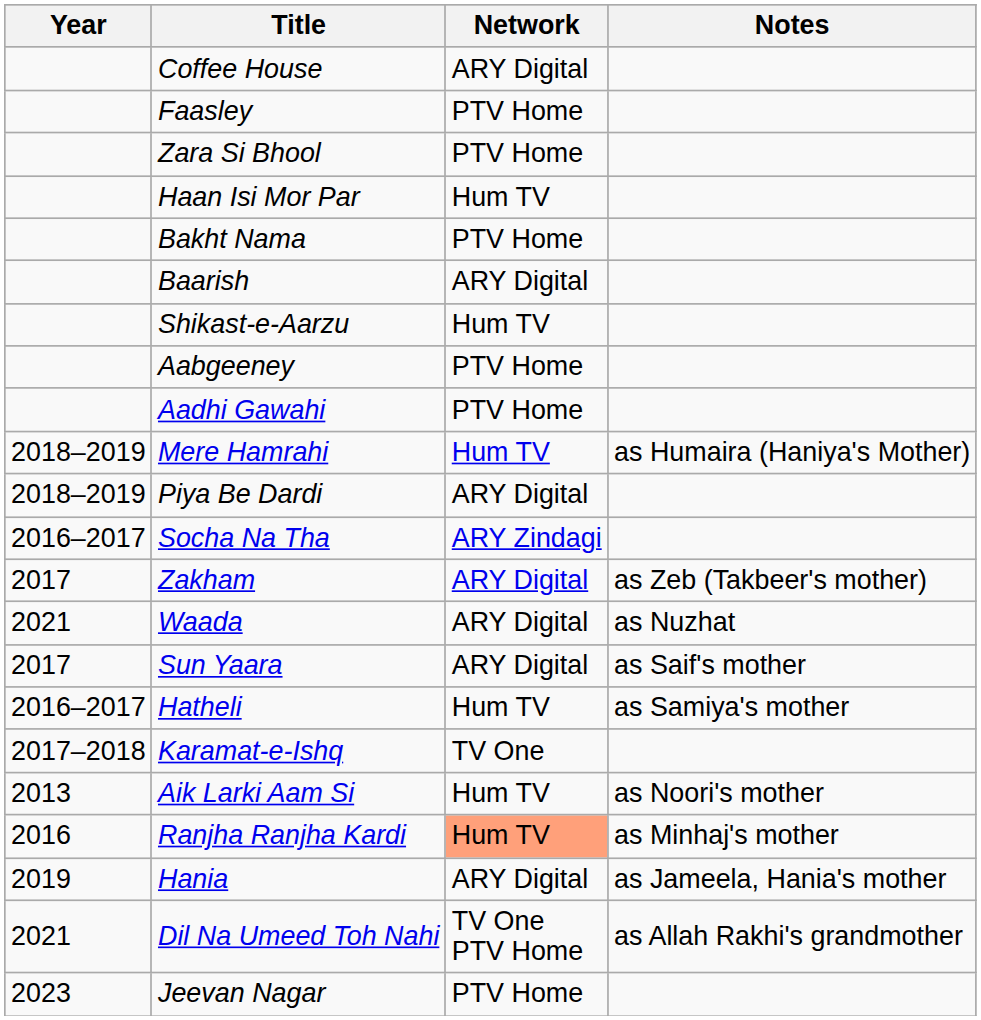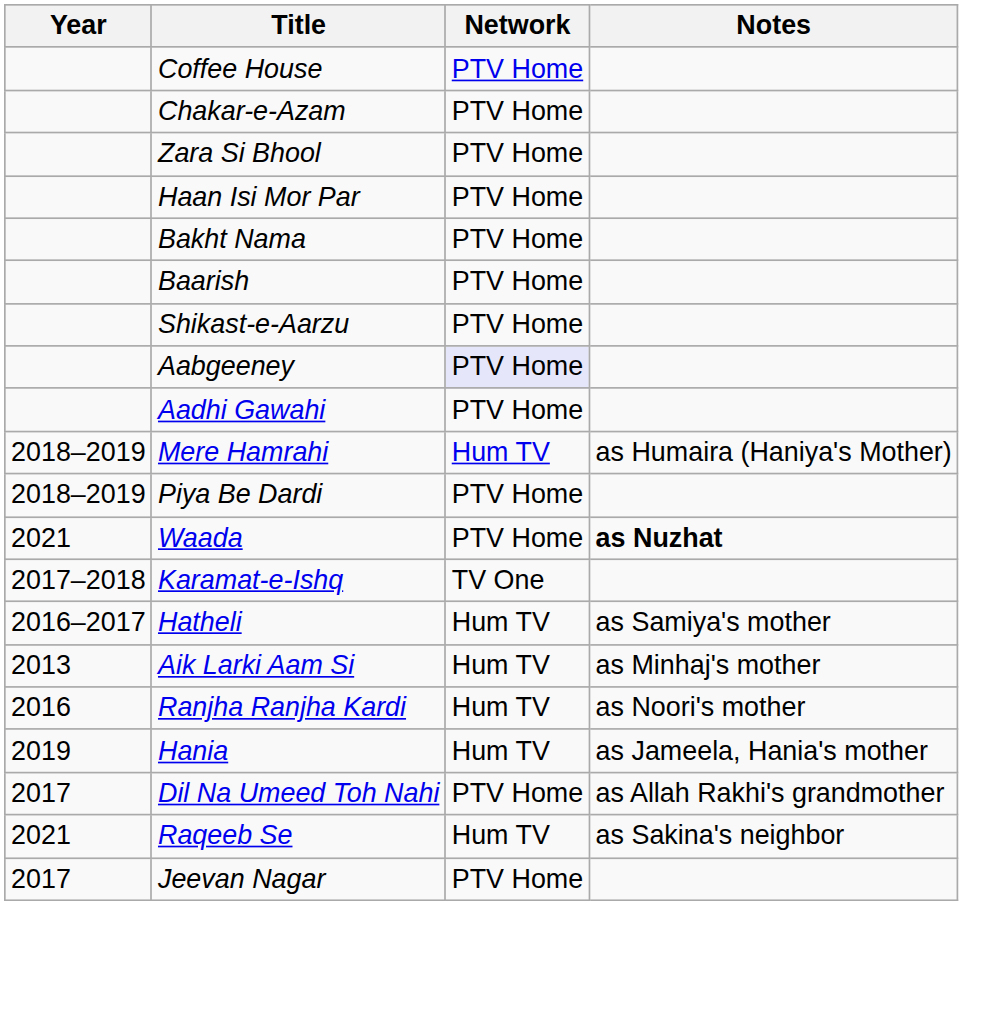(520, 68) ARY Digital -> (517, 68) PTV Home
- row: (205, 111)
+ row: (252, 111)
(501, 196) Hum TV -> (517, 196) PTV Home
(520, 281) ARY Digital -> (517, 281) PTV Home
(501, 324) Hum TV -> (517, 324) PTV Home
(517, 366) no background -> (517, 366) lavender background
(520, 494) ARY Digital -> (517, 494) PTV Home
- row: (244, 537)
- row: (207, 580)
(520, 622) ARY Digital -> (517, 537) PTV Home
(675, 622) normal -> (659, 537) bold
- row: (220, 665)
rows swapped: (200, 707) <-> (251, 750)
(719, 793) as Noori's mother -> (708, 665) as Minhaj's mother
(501, 835) lightsalmon background -> (501, 707) no background
(726, 835) as Minhaj's mother -> (700, 707) as Noori's mother
(520, 878) ARY Digital -> (501, 750) Hum TV
(41, 936) 2021 -> (41, 793) 2017
(517, 936) TV One PTV Home -> (517, 793) PTV Home
+ row: (225, 835)
(41, 993) 2023 -> (41, 878) 2017
